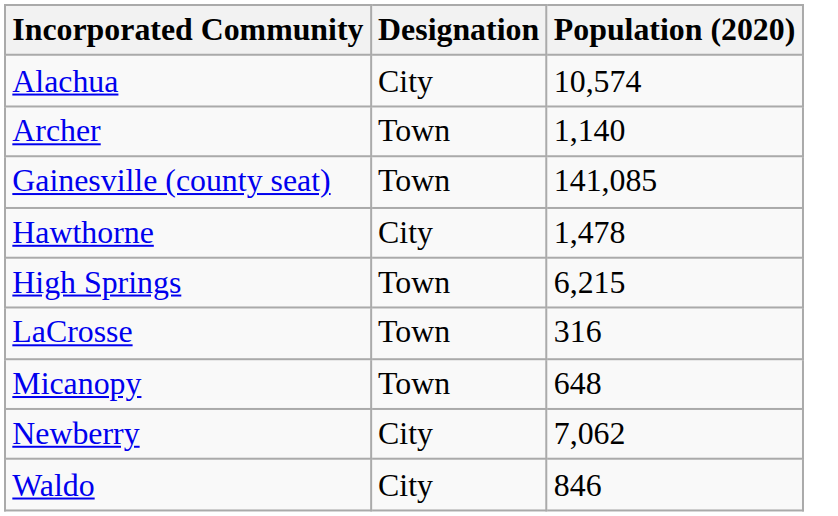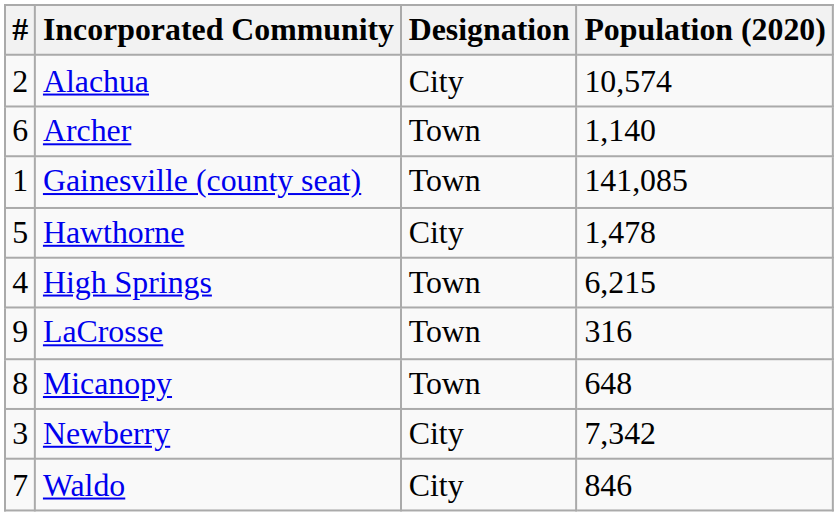+ column: (20, 29)
(590, 433) 7,062 -> (620, 433) 7,342
